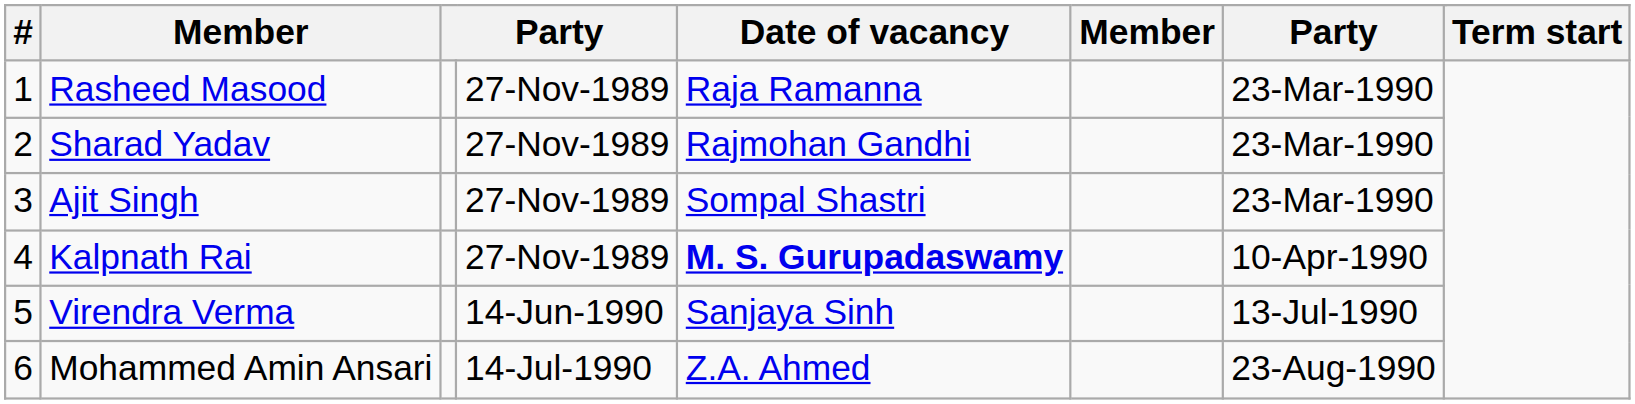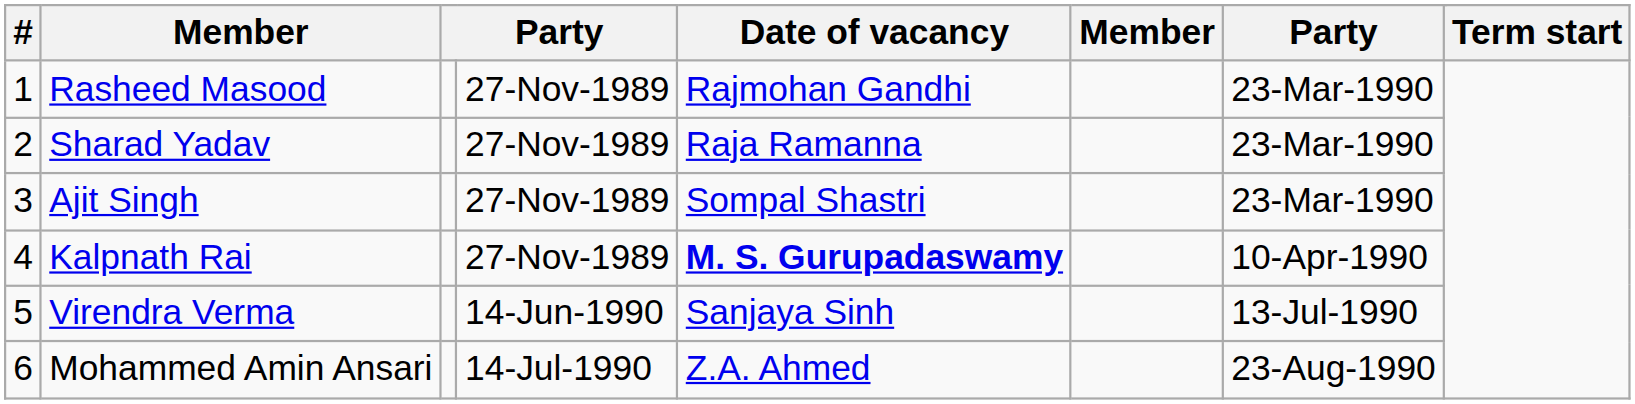(804, 88) Raja Ramanna -> (828, 88) Rajmohan Gandhi
(828, 144) Rajmohan Gandhi -> (804, 144) Raja Ramanna
